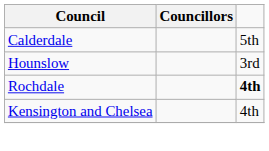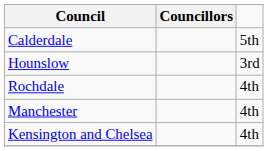(250, 87) bold -> (249, 87) normal
+ row: (43, 110)
